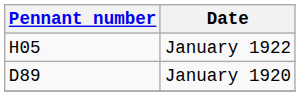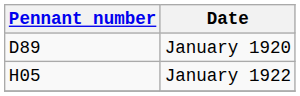rows swapped: (228, 76) <-> (228, 48)
